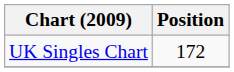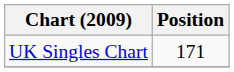(191, 50) 172 -> (191, 50) 171
